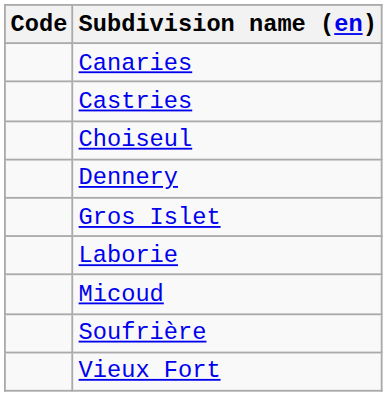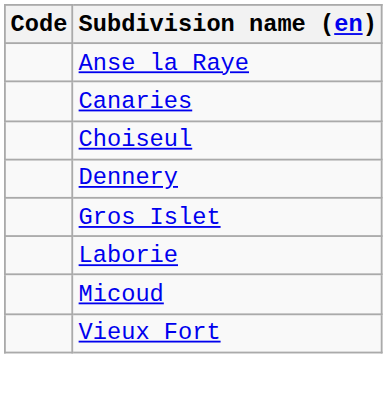+ row: (164, 63)
- row: (135, 101)
- row: (143, 333)
